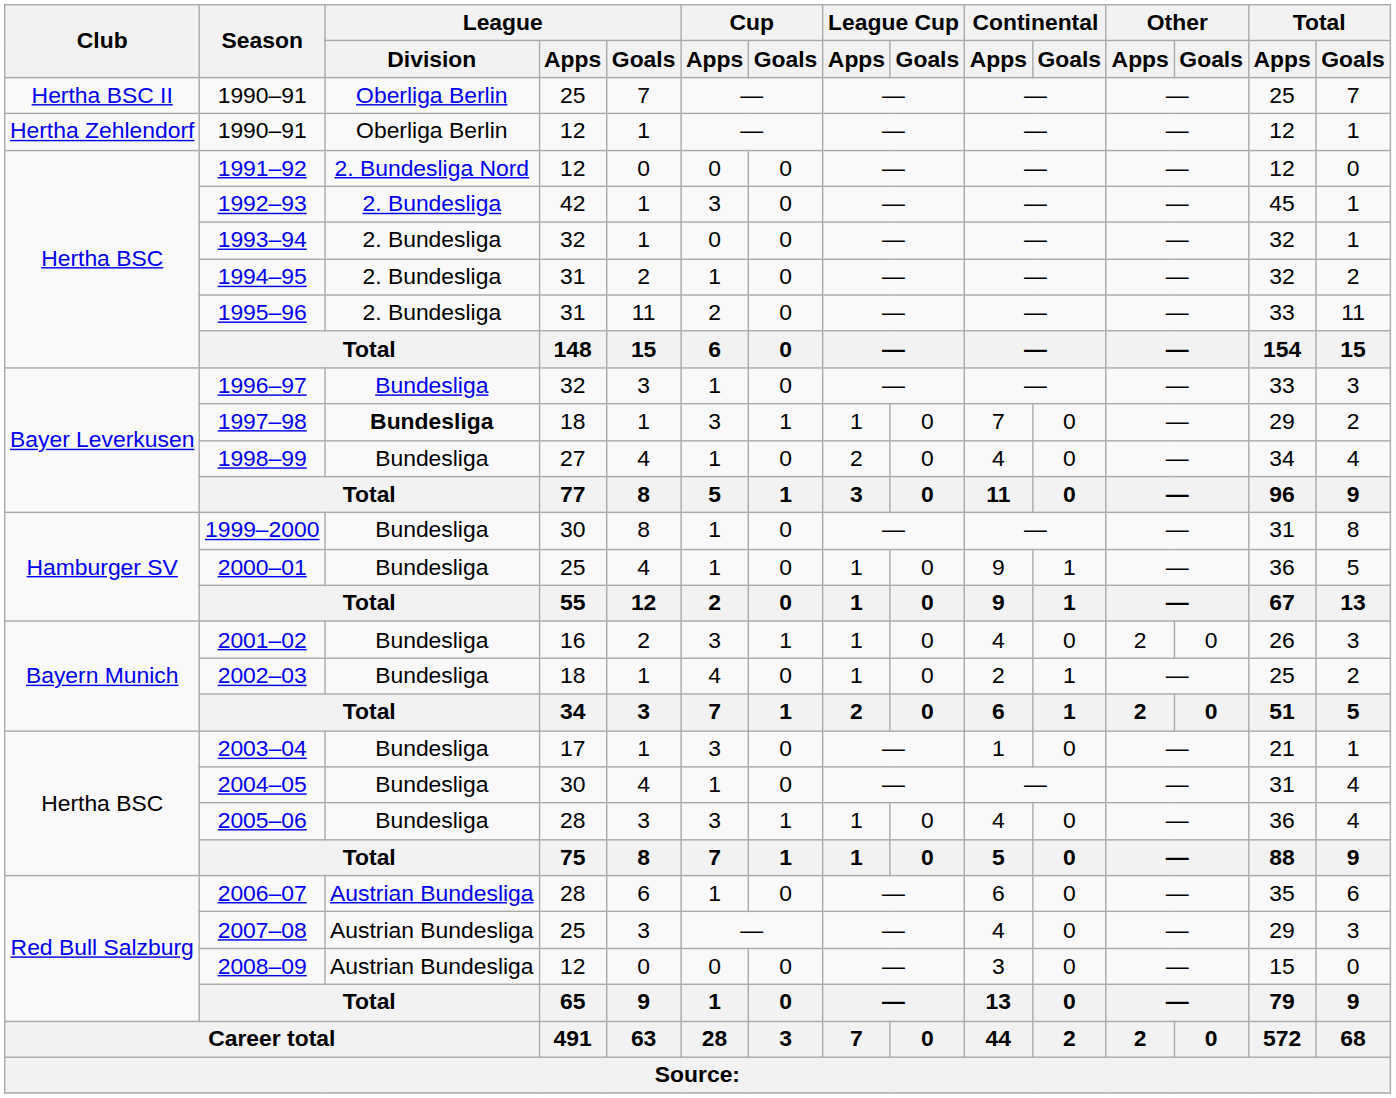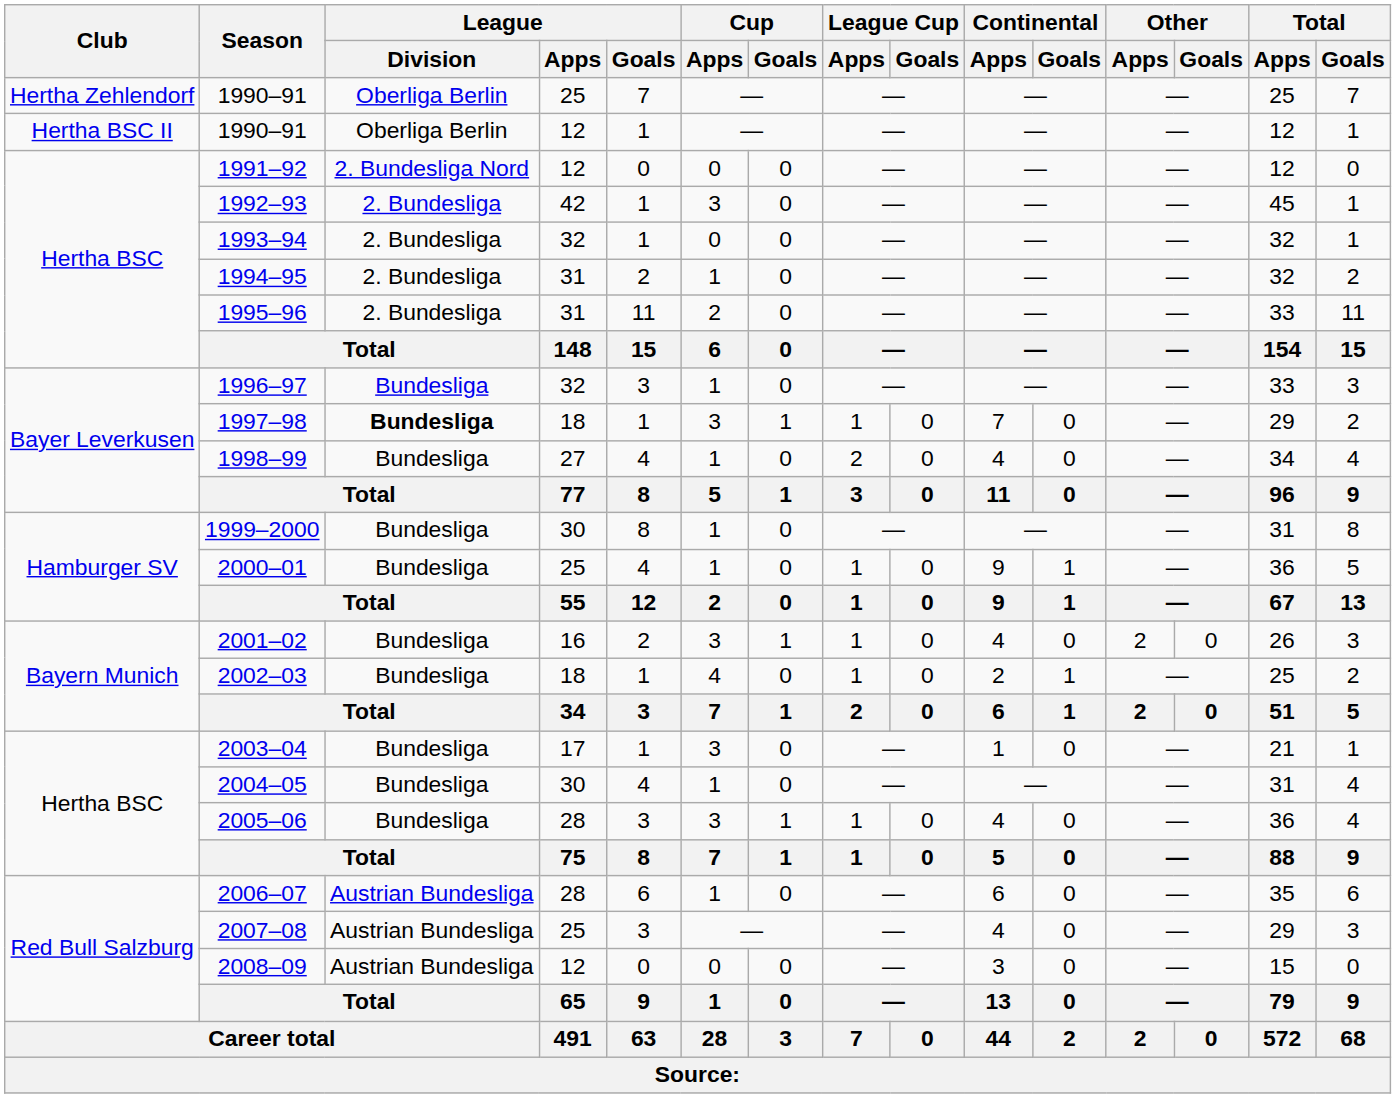(102, 95) Hertha BSC II -> (102, 95) Hertha Zehlendorf
(102, 131) Hertha Zehlendorf -> (102, 131) Hertha BSC II
